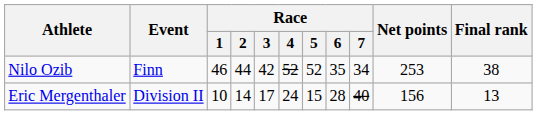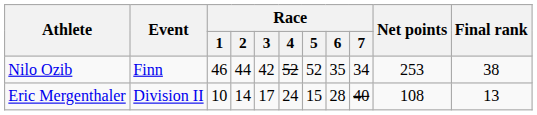(412, 96) 156 -> (412, 96) 108
